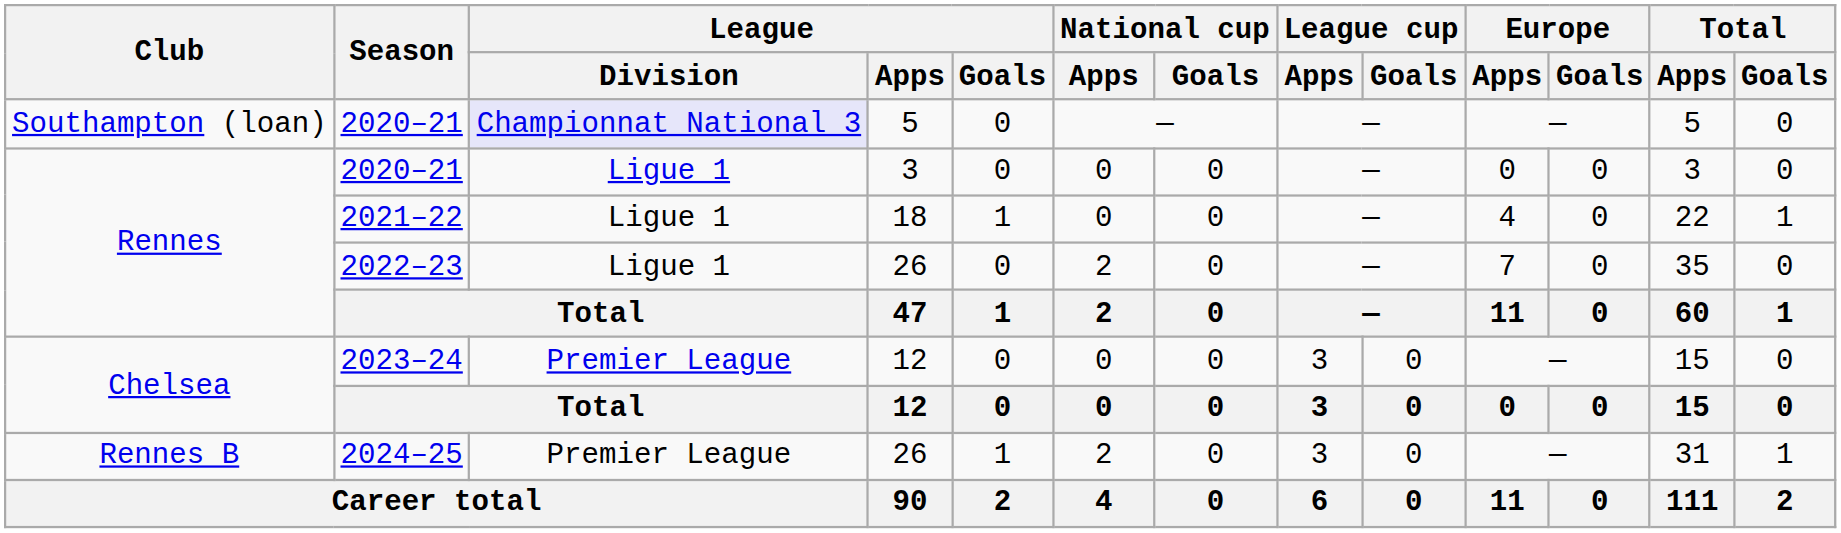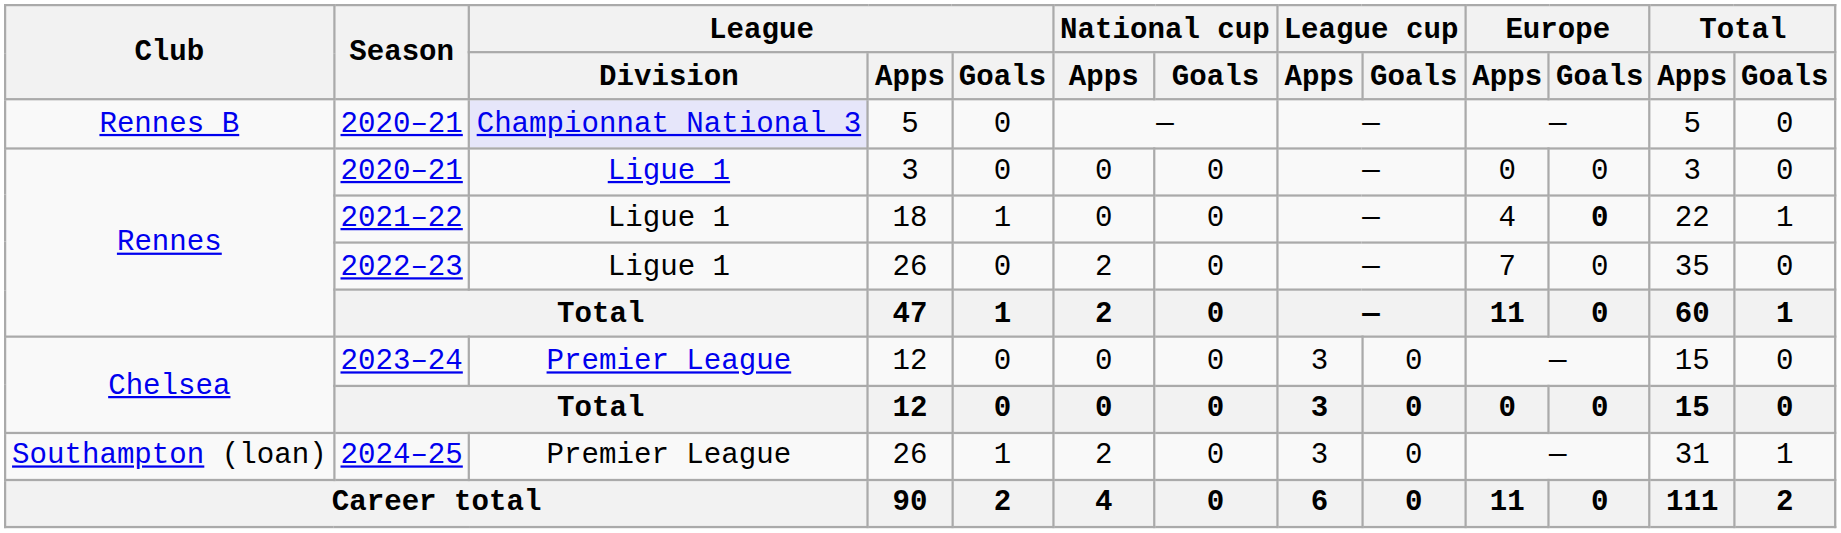(169, 124) Southampton (loan) -> (169, 124) Rennes B
(1600, 219) normal -> (1600, 219) bold
(169, 456) Rennes B -> (169, 456) Southampton (loan)
